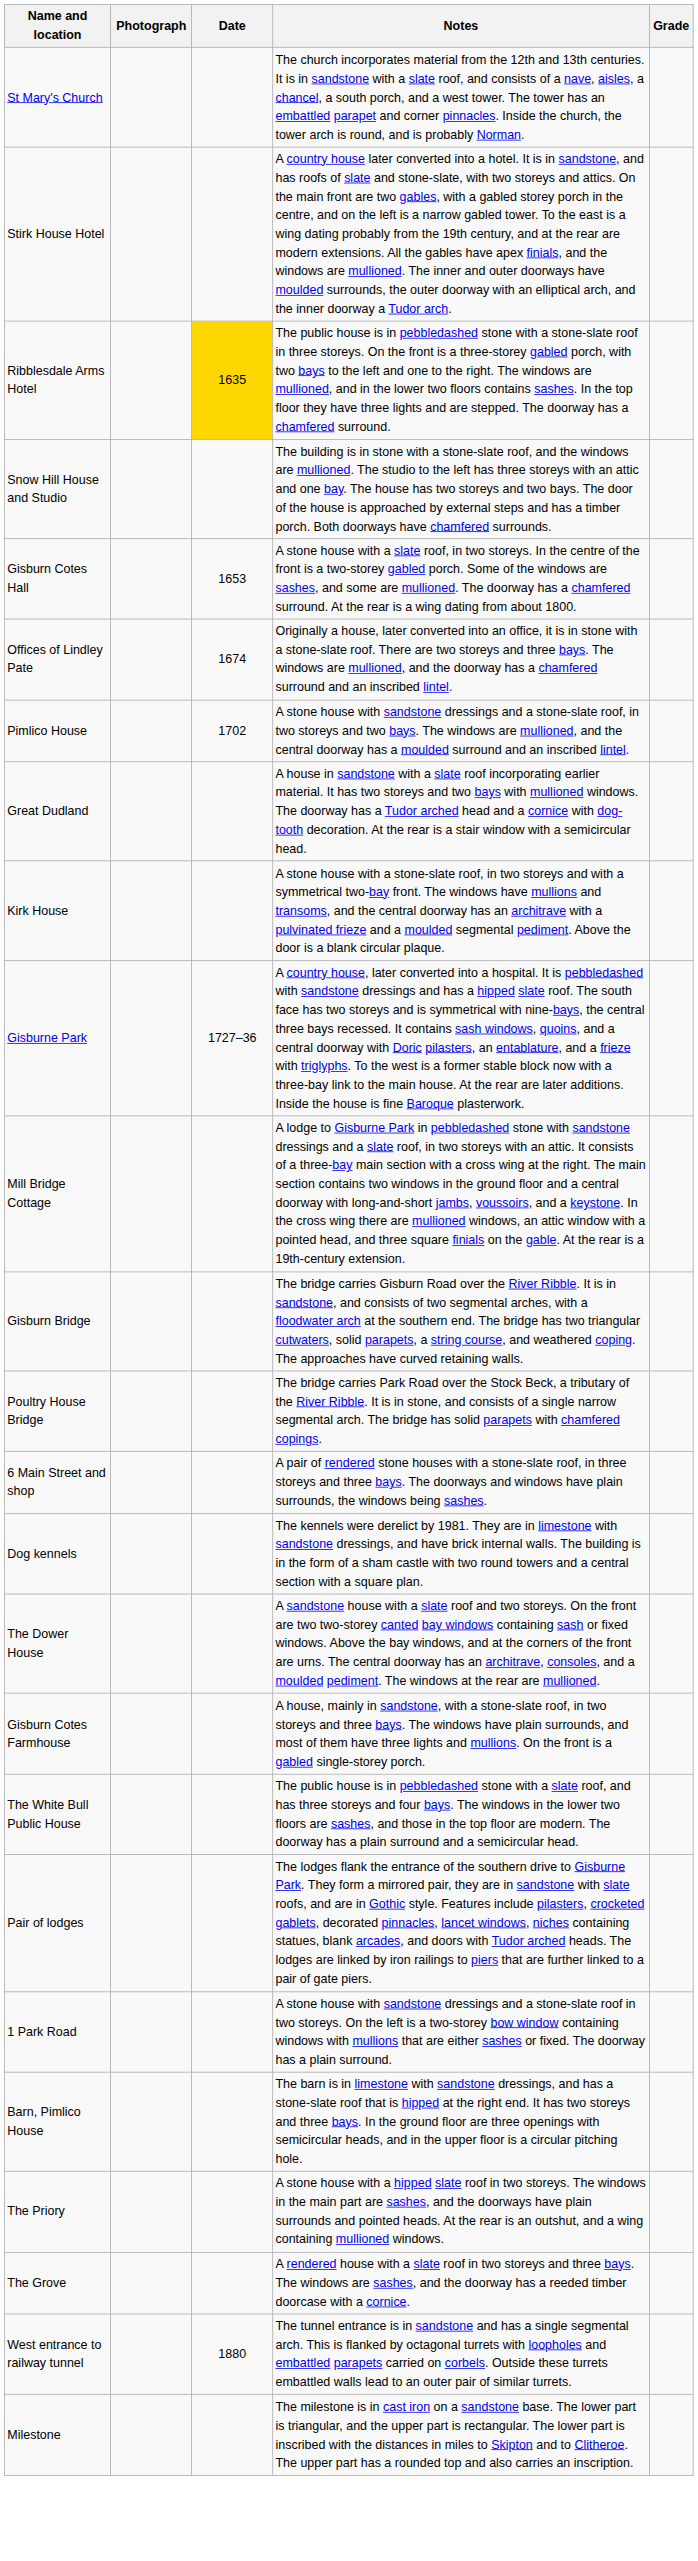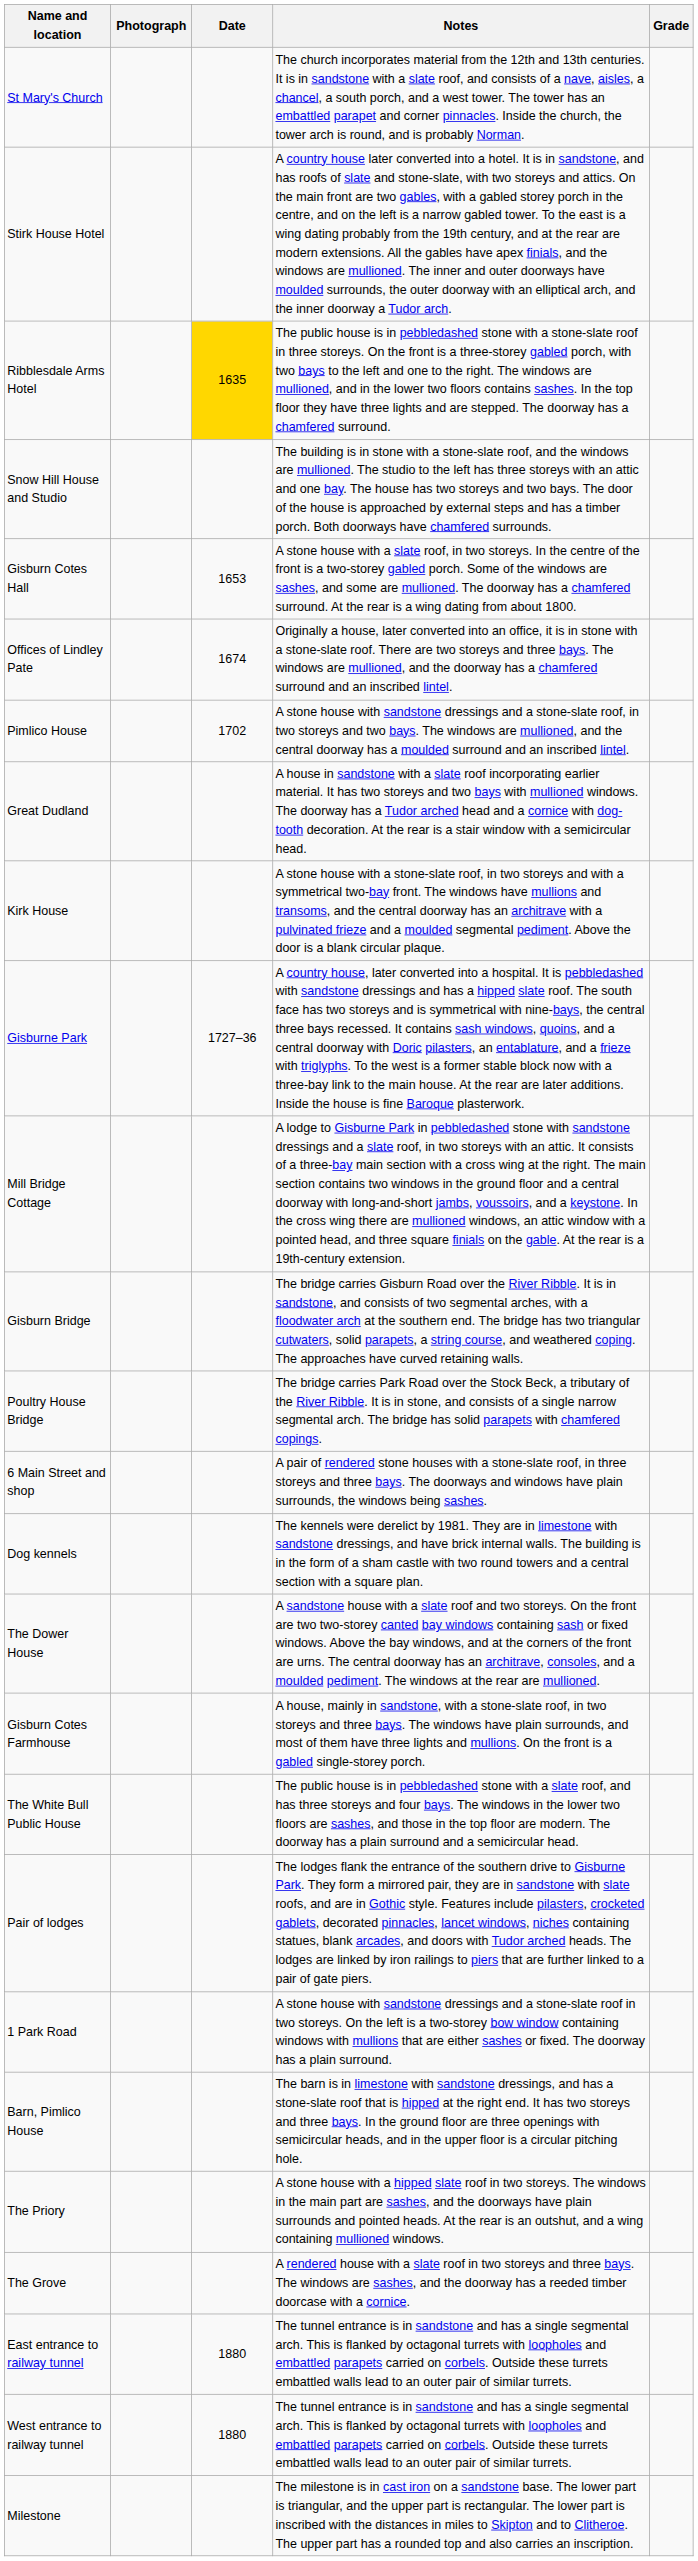+ row: (53, 2354)
